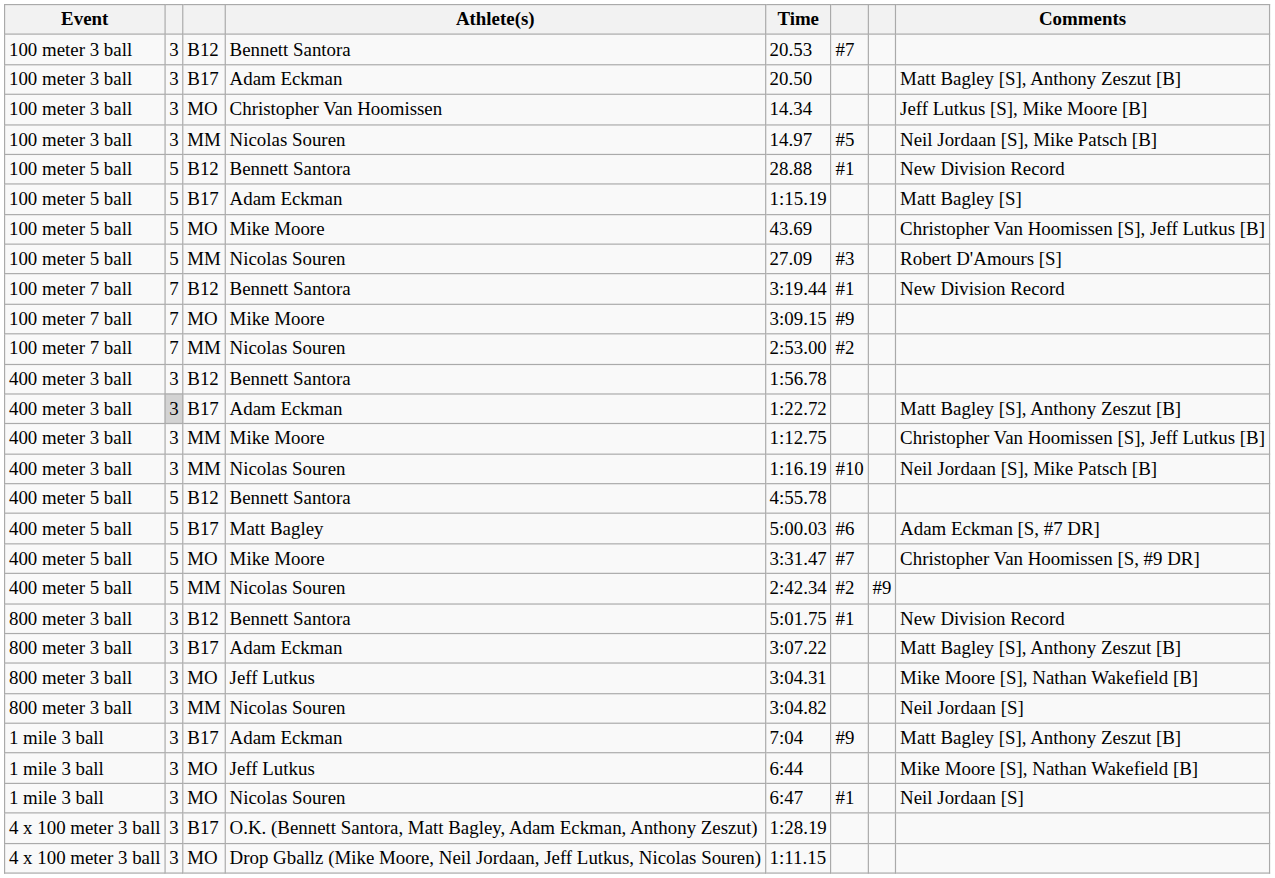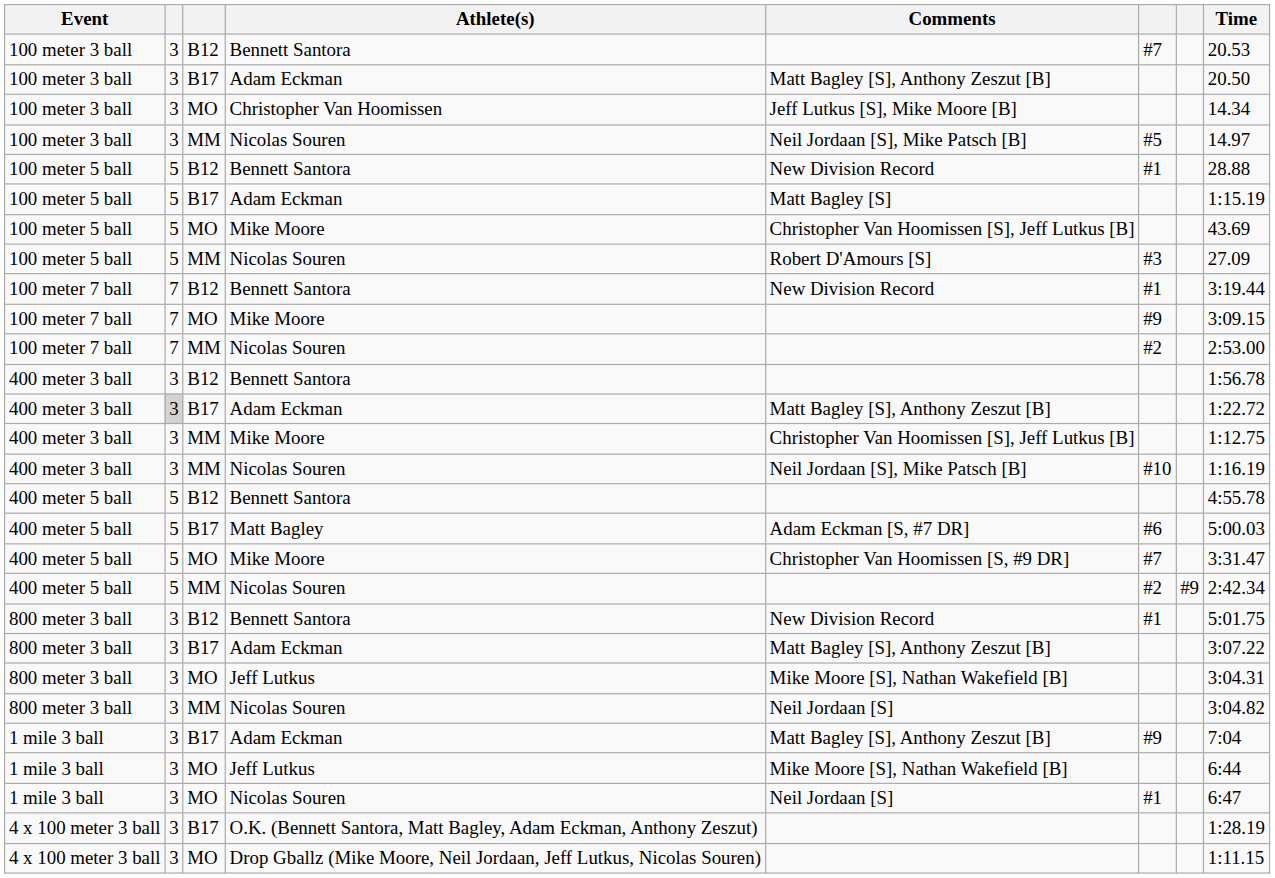columns swapped: (798, 19) <-> (1083, 19)
